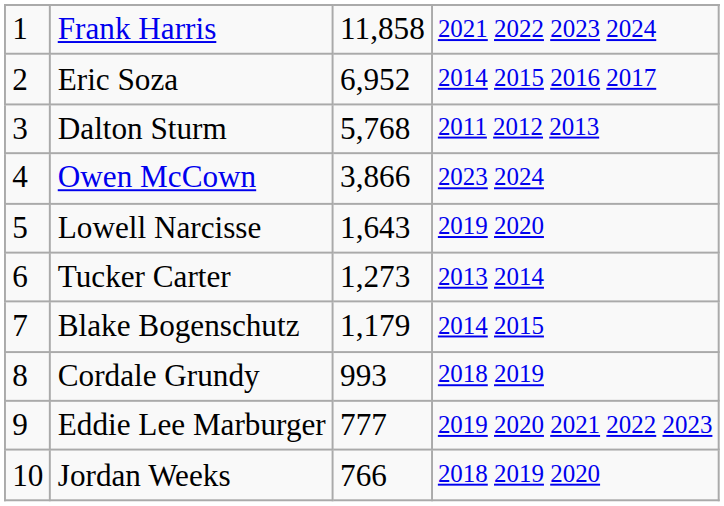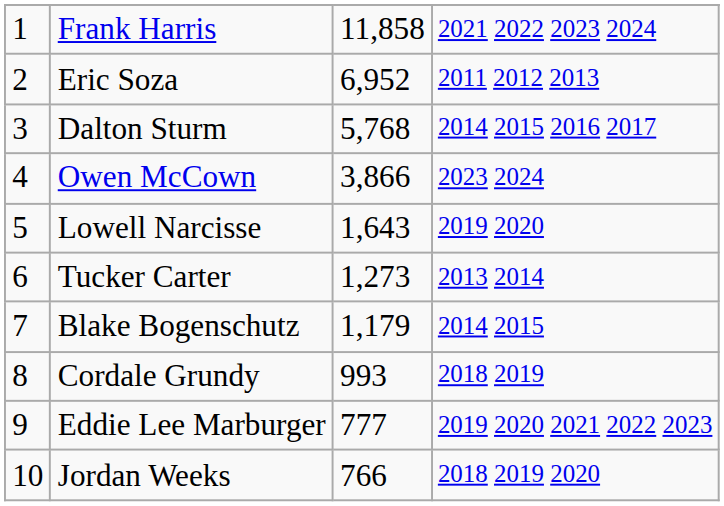(547, 78) 2014 2015 2016 2017 -> (519, 78) 2011 2012 2013
(519, 128) 2011 2012 2013 -> (547, 128) 2014 2015 2016 2017
